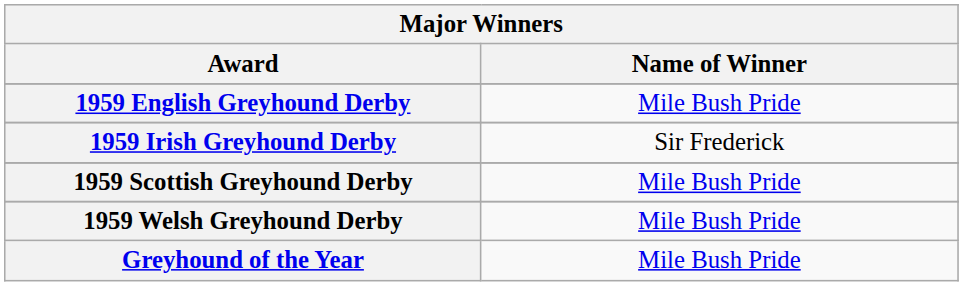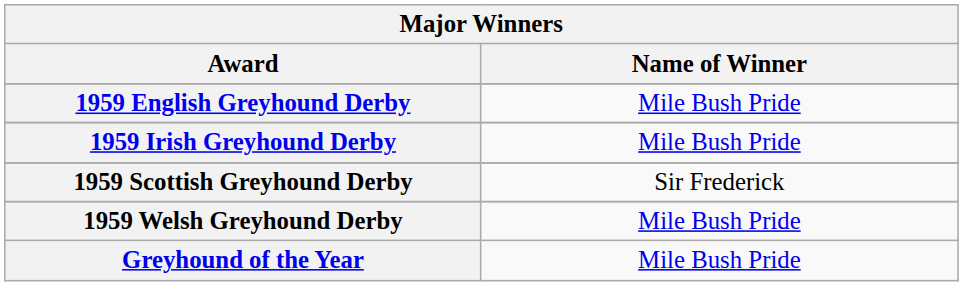(719, 142) Sir Frederick -> (719, 142) Mile Bush Pride
(719, 181) Mile Bush Pride -> (719, 181) Sir Frederick
